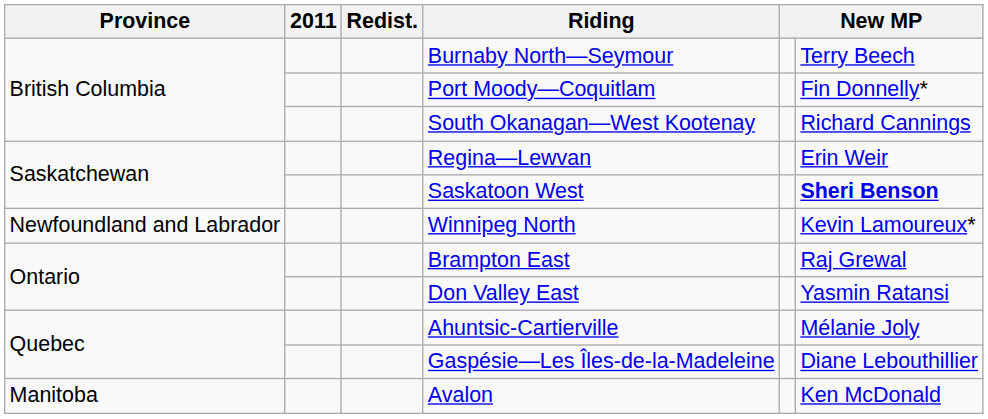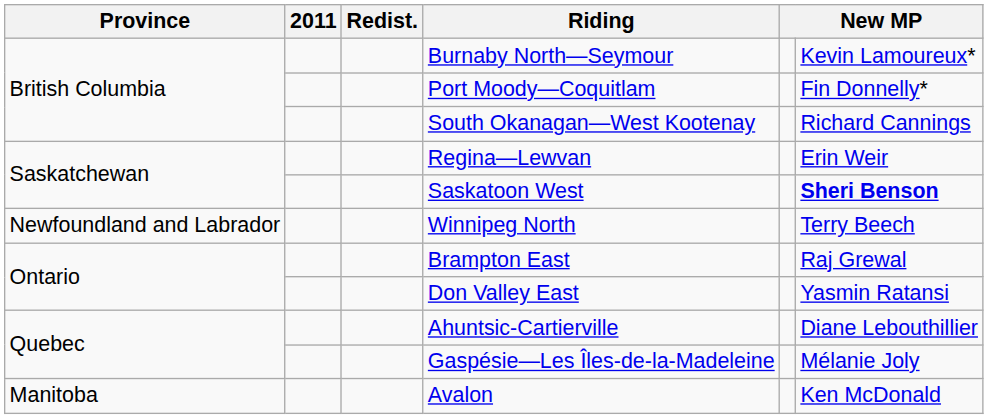(858, 55) Terry Beech -> (888, 55) Kevin Lamoureux*
(888, 225) Kevin Lamoureux* -> (858, 225) Terry Beech
(860, 327) Mélanie Joly -> (889, 327) Diane Lebouthillier
(889, 361) Diane Lebouthillier -> (860, 361) Mélanie Joly
